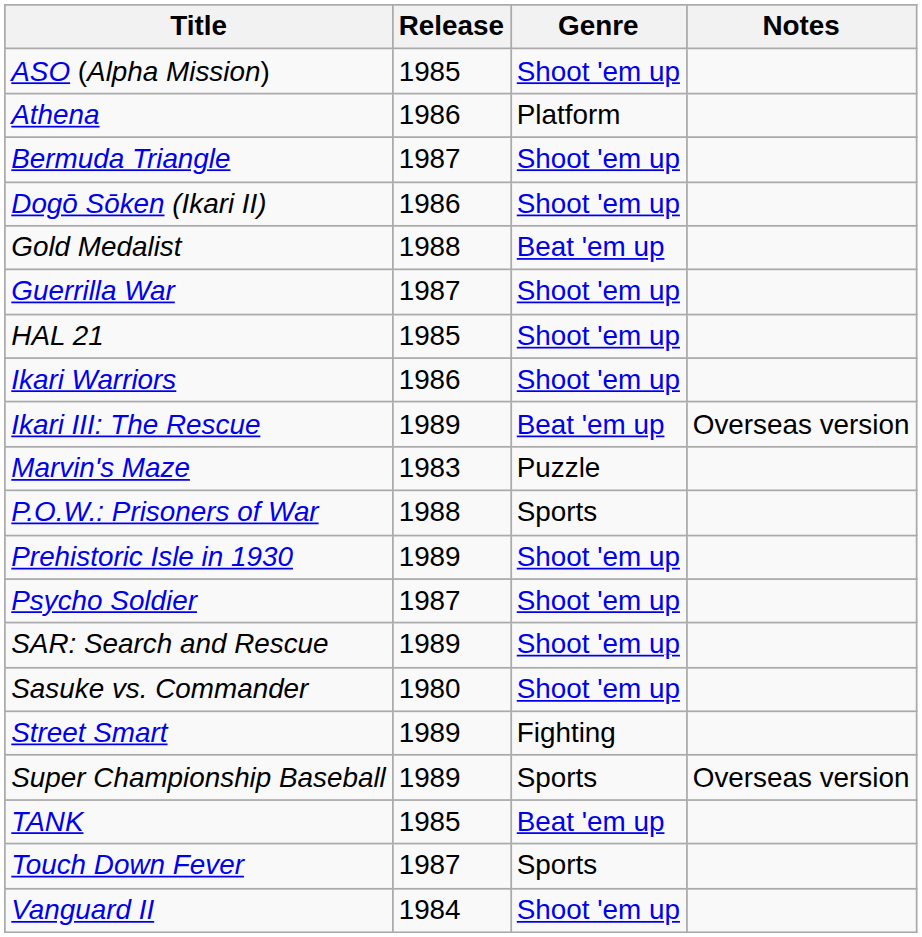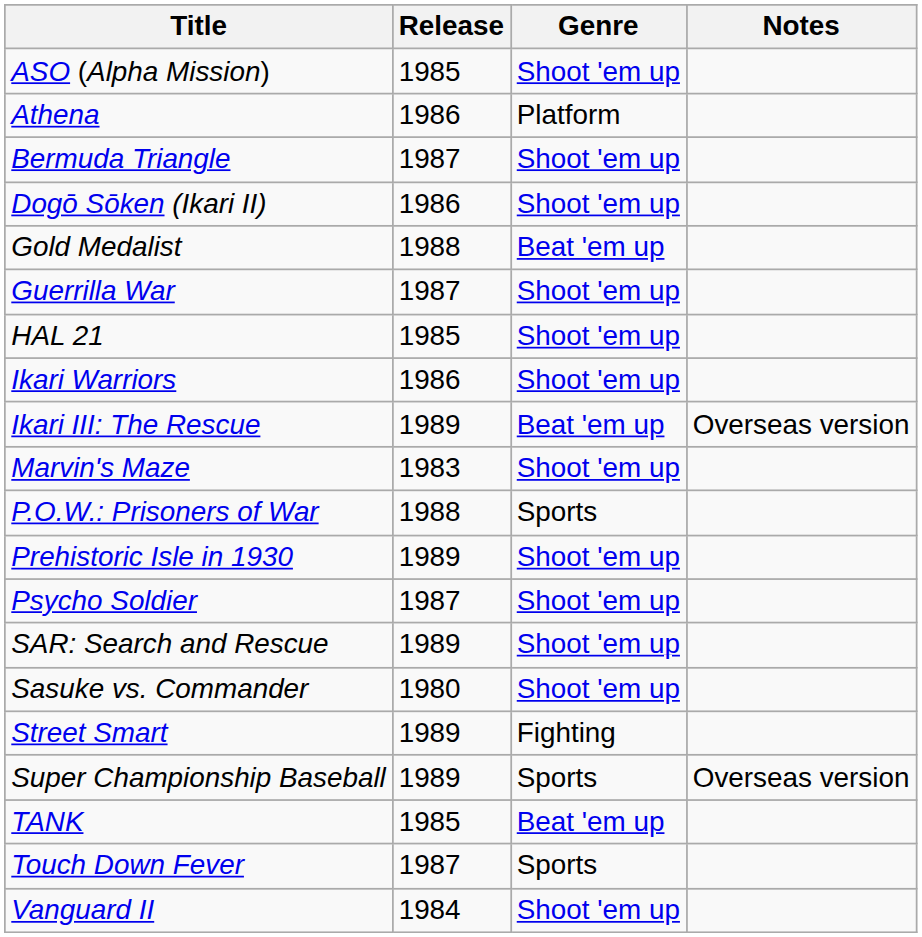(559, 468) Puzzle -> (598, 468) Shoot 'em up
